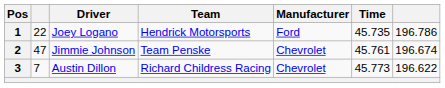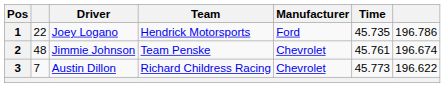(40, 50) 47 -> (40, 50) 48
